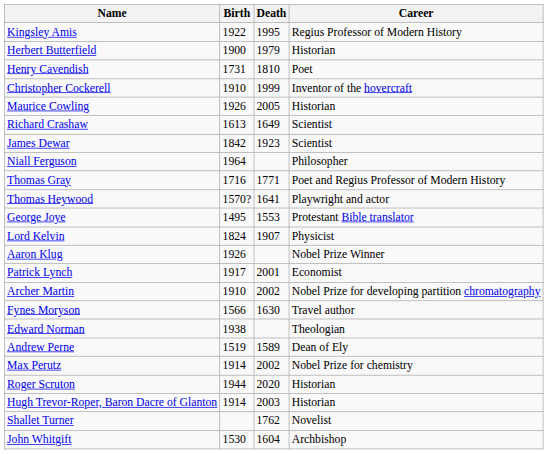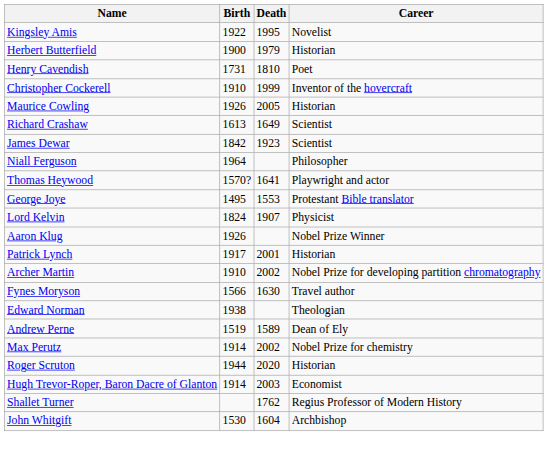(377, 32) Regius Professor of Modern History -> (312, 32) Novelist
- row: (39, 180)
(317, 273) Economist -> (313, 254) Historian
(313, 402) Historian -> (317, 384) Economist
(312, 421) Novelist -> (377, 402) Regius Professor of Modern History
